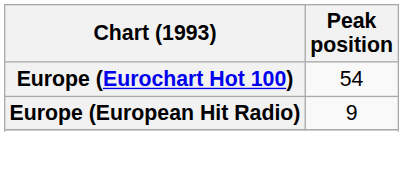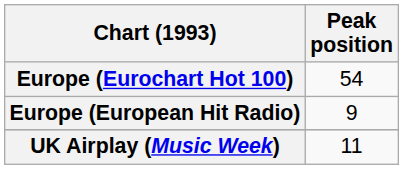+ row: (155, 146)
